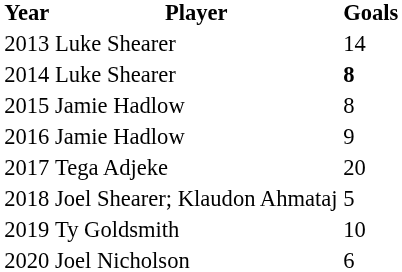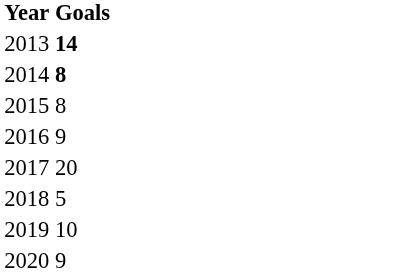- column: (196, 12)
(354, 43) normal -> (66, 43) bold
(349, 260) 6 -> (61, 260) 9
